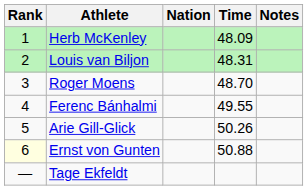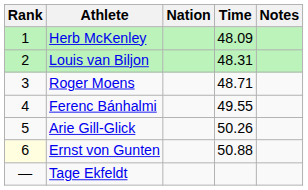(235, 83) 48.70 -> (235, 83) 48.71
